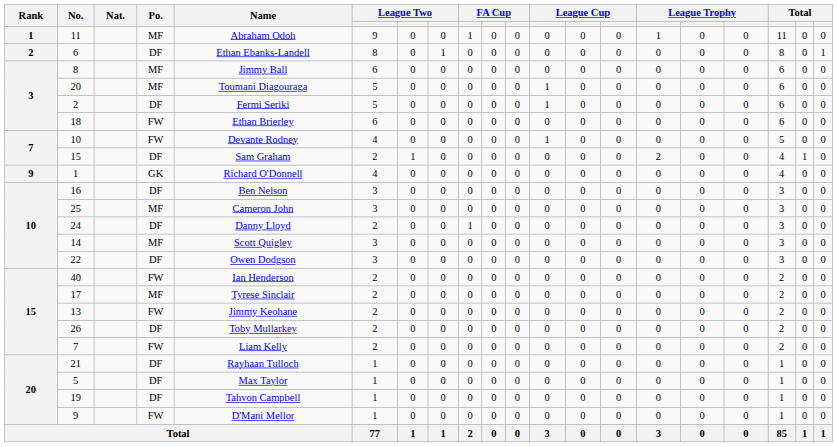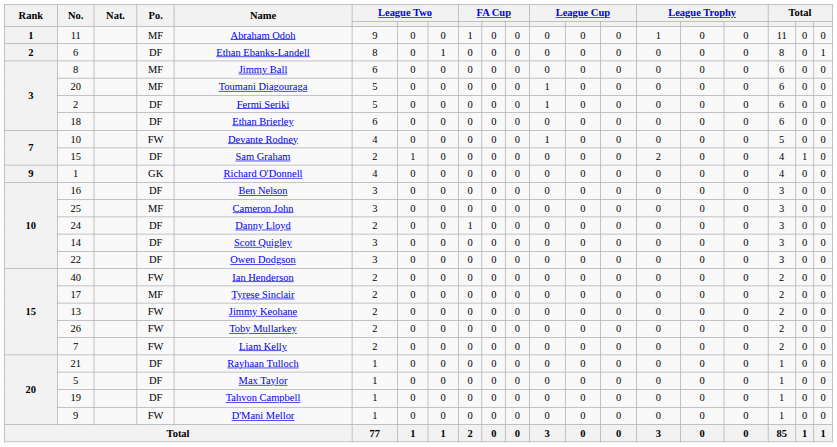(156, 121) FW -> (156, 121) DF
(156, 243) MF -> (156, 243) DF
(156, 329) DF -> (156, 329) FW
